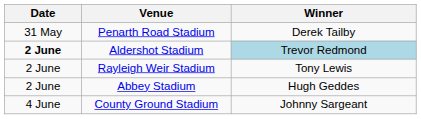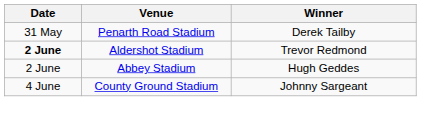(324, 50) lightblue background -> (324, 50) no background
- row: (156, 68)
